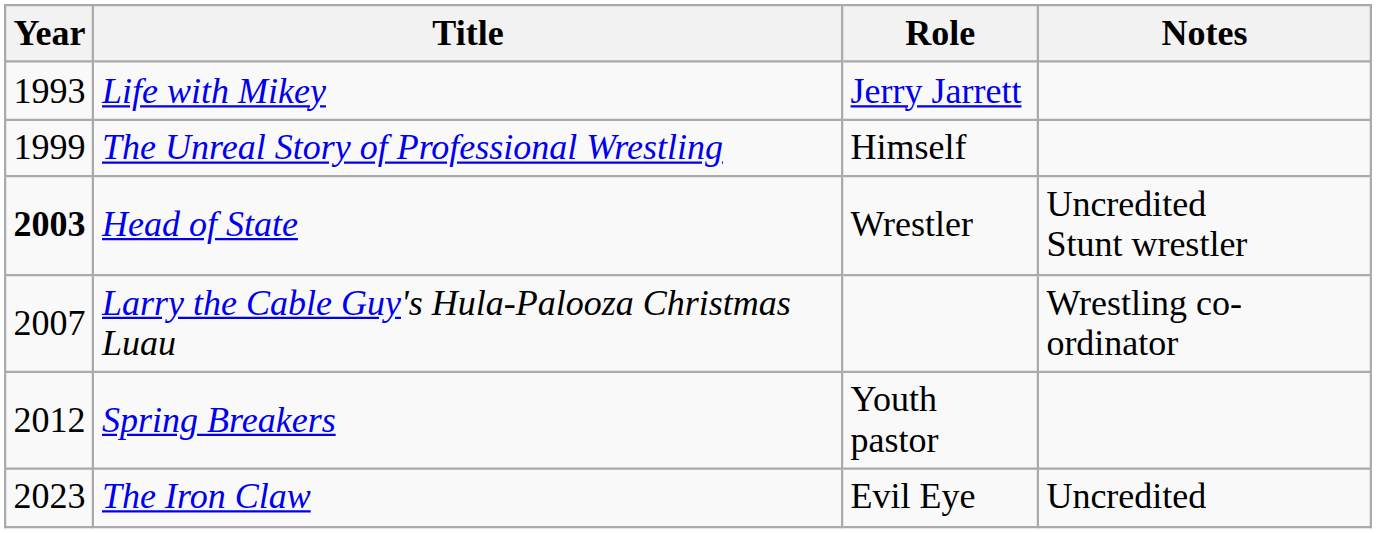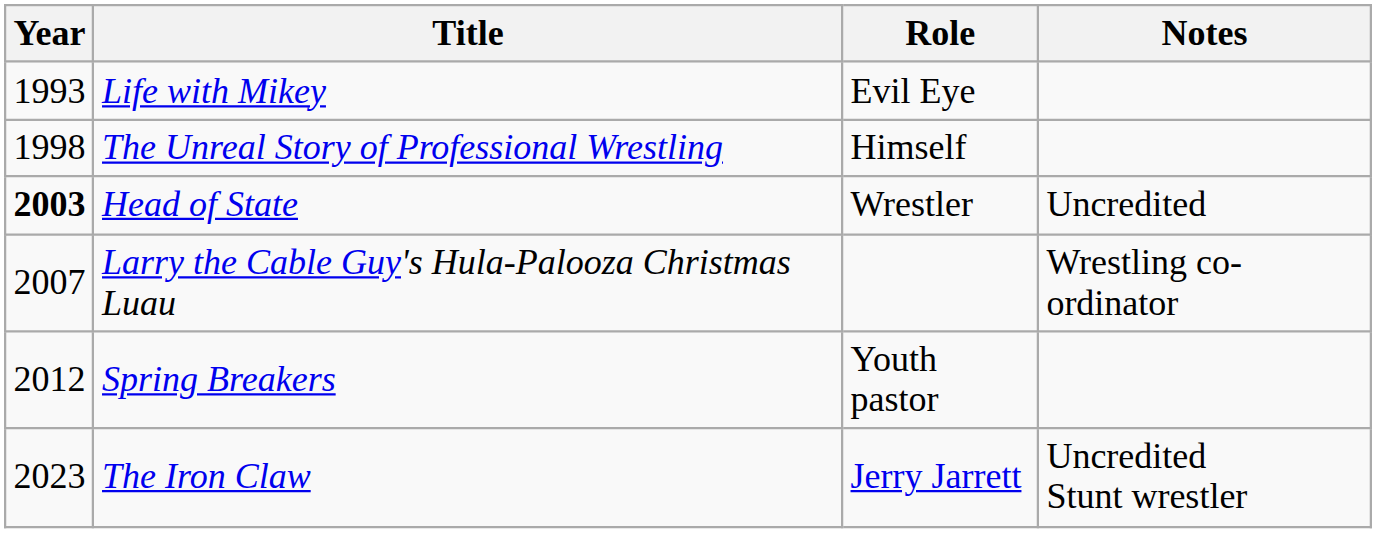(936, 90) Jerry Jarrett -> (913, 90) Evil Eye
(49, 147) 1999 -> (49, 147) 1998
(1147, 224) Uncredited Stunt wrestler -> (1126, 204) Uncredited
(913, 497) Evil Eye -> (936, 476) Jerry Jarrett
(1126, 497) Uncredited -> (1147, 476) Uncredited Stunt wrestler
